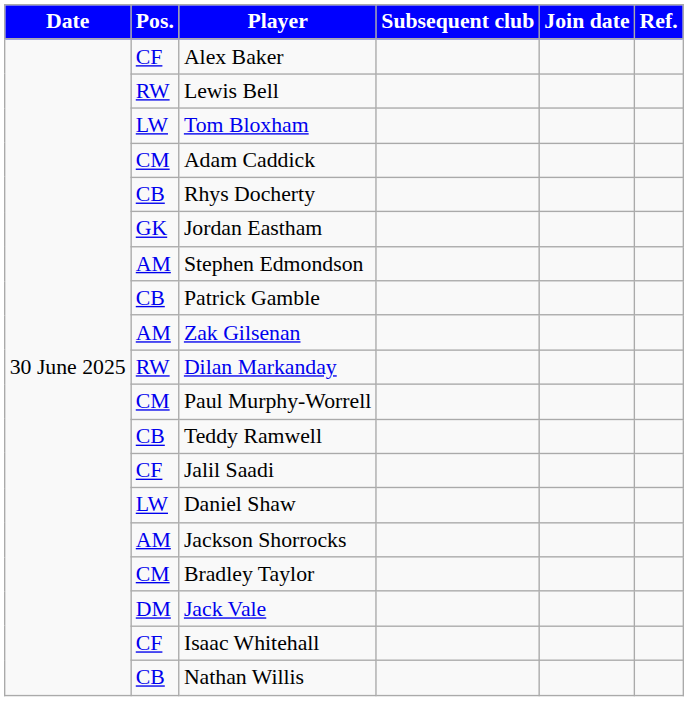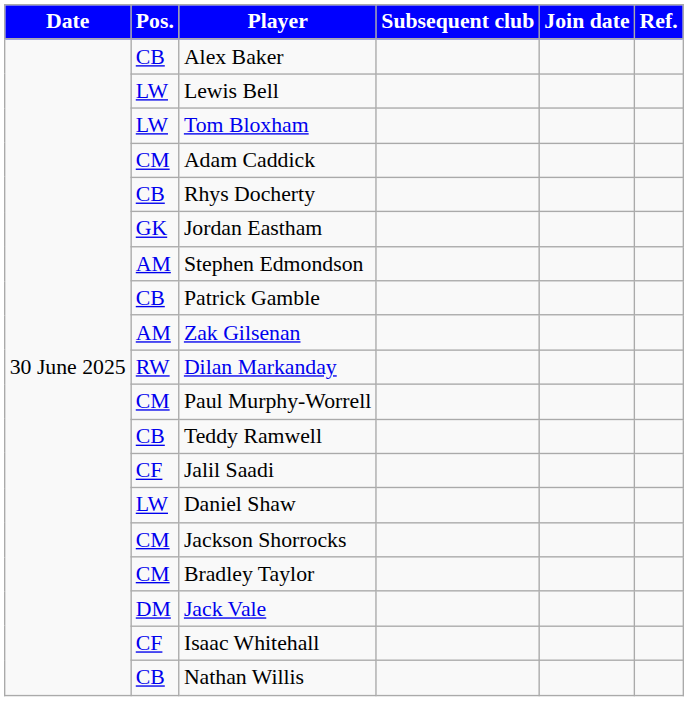(149, 56) CF -> (150, 56) CB
(153, 90) RW -> (152, 90) LW
(153, 539) AM -> (153, 539) CM
